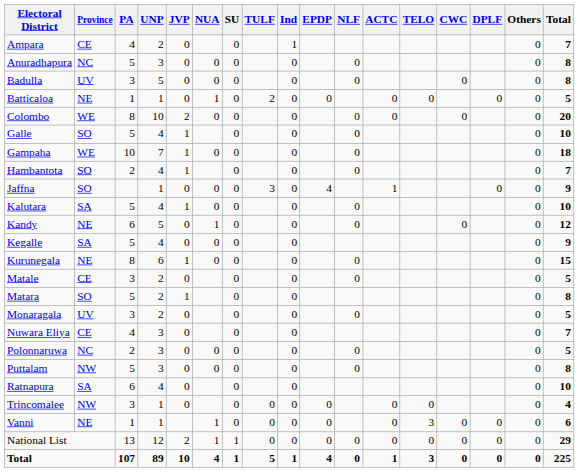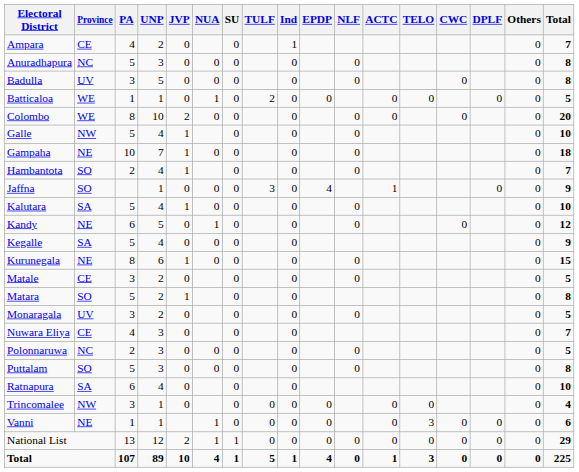(85, 98) NE -> (86, 98) WE
(84, 134) SO -> (87, 134) NW
(86, 152) WE -> (85, 152) NE
(87, 368) NW -> (84, 368) SO
